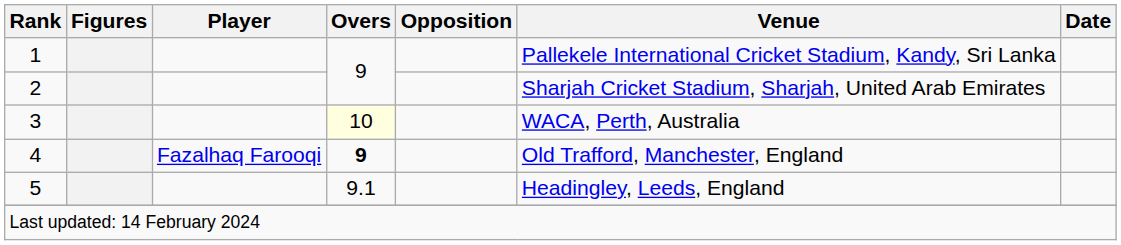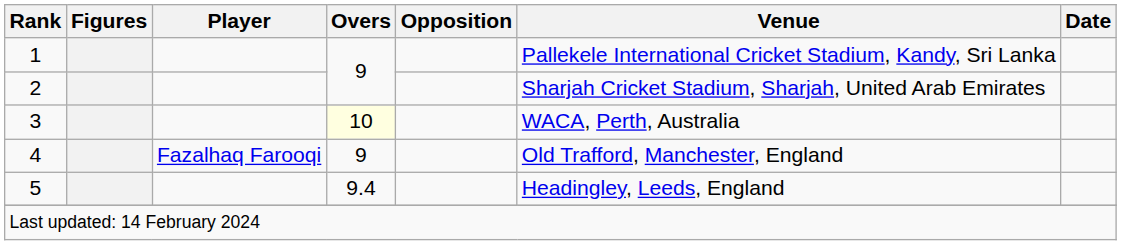(361, 155) bold -> (361, 155) normal
(361, 188) 9.1 -> (361, 188) 9.4
